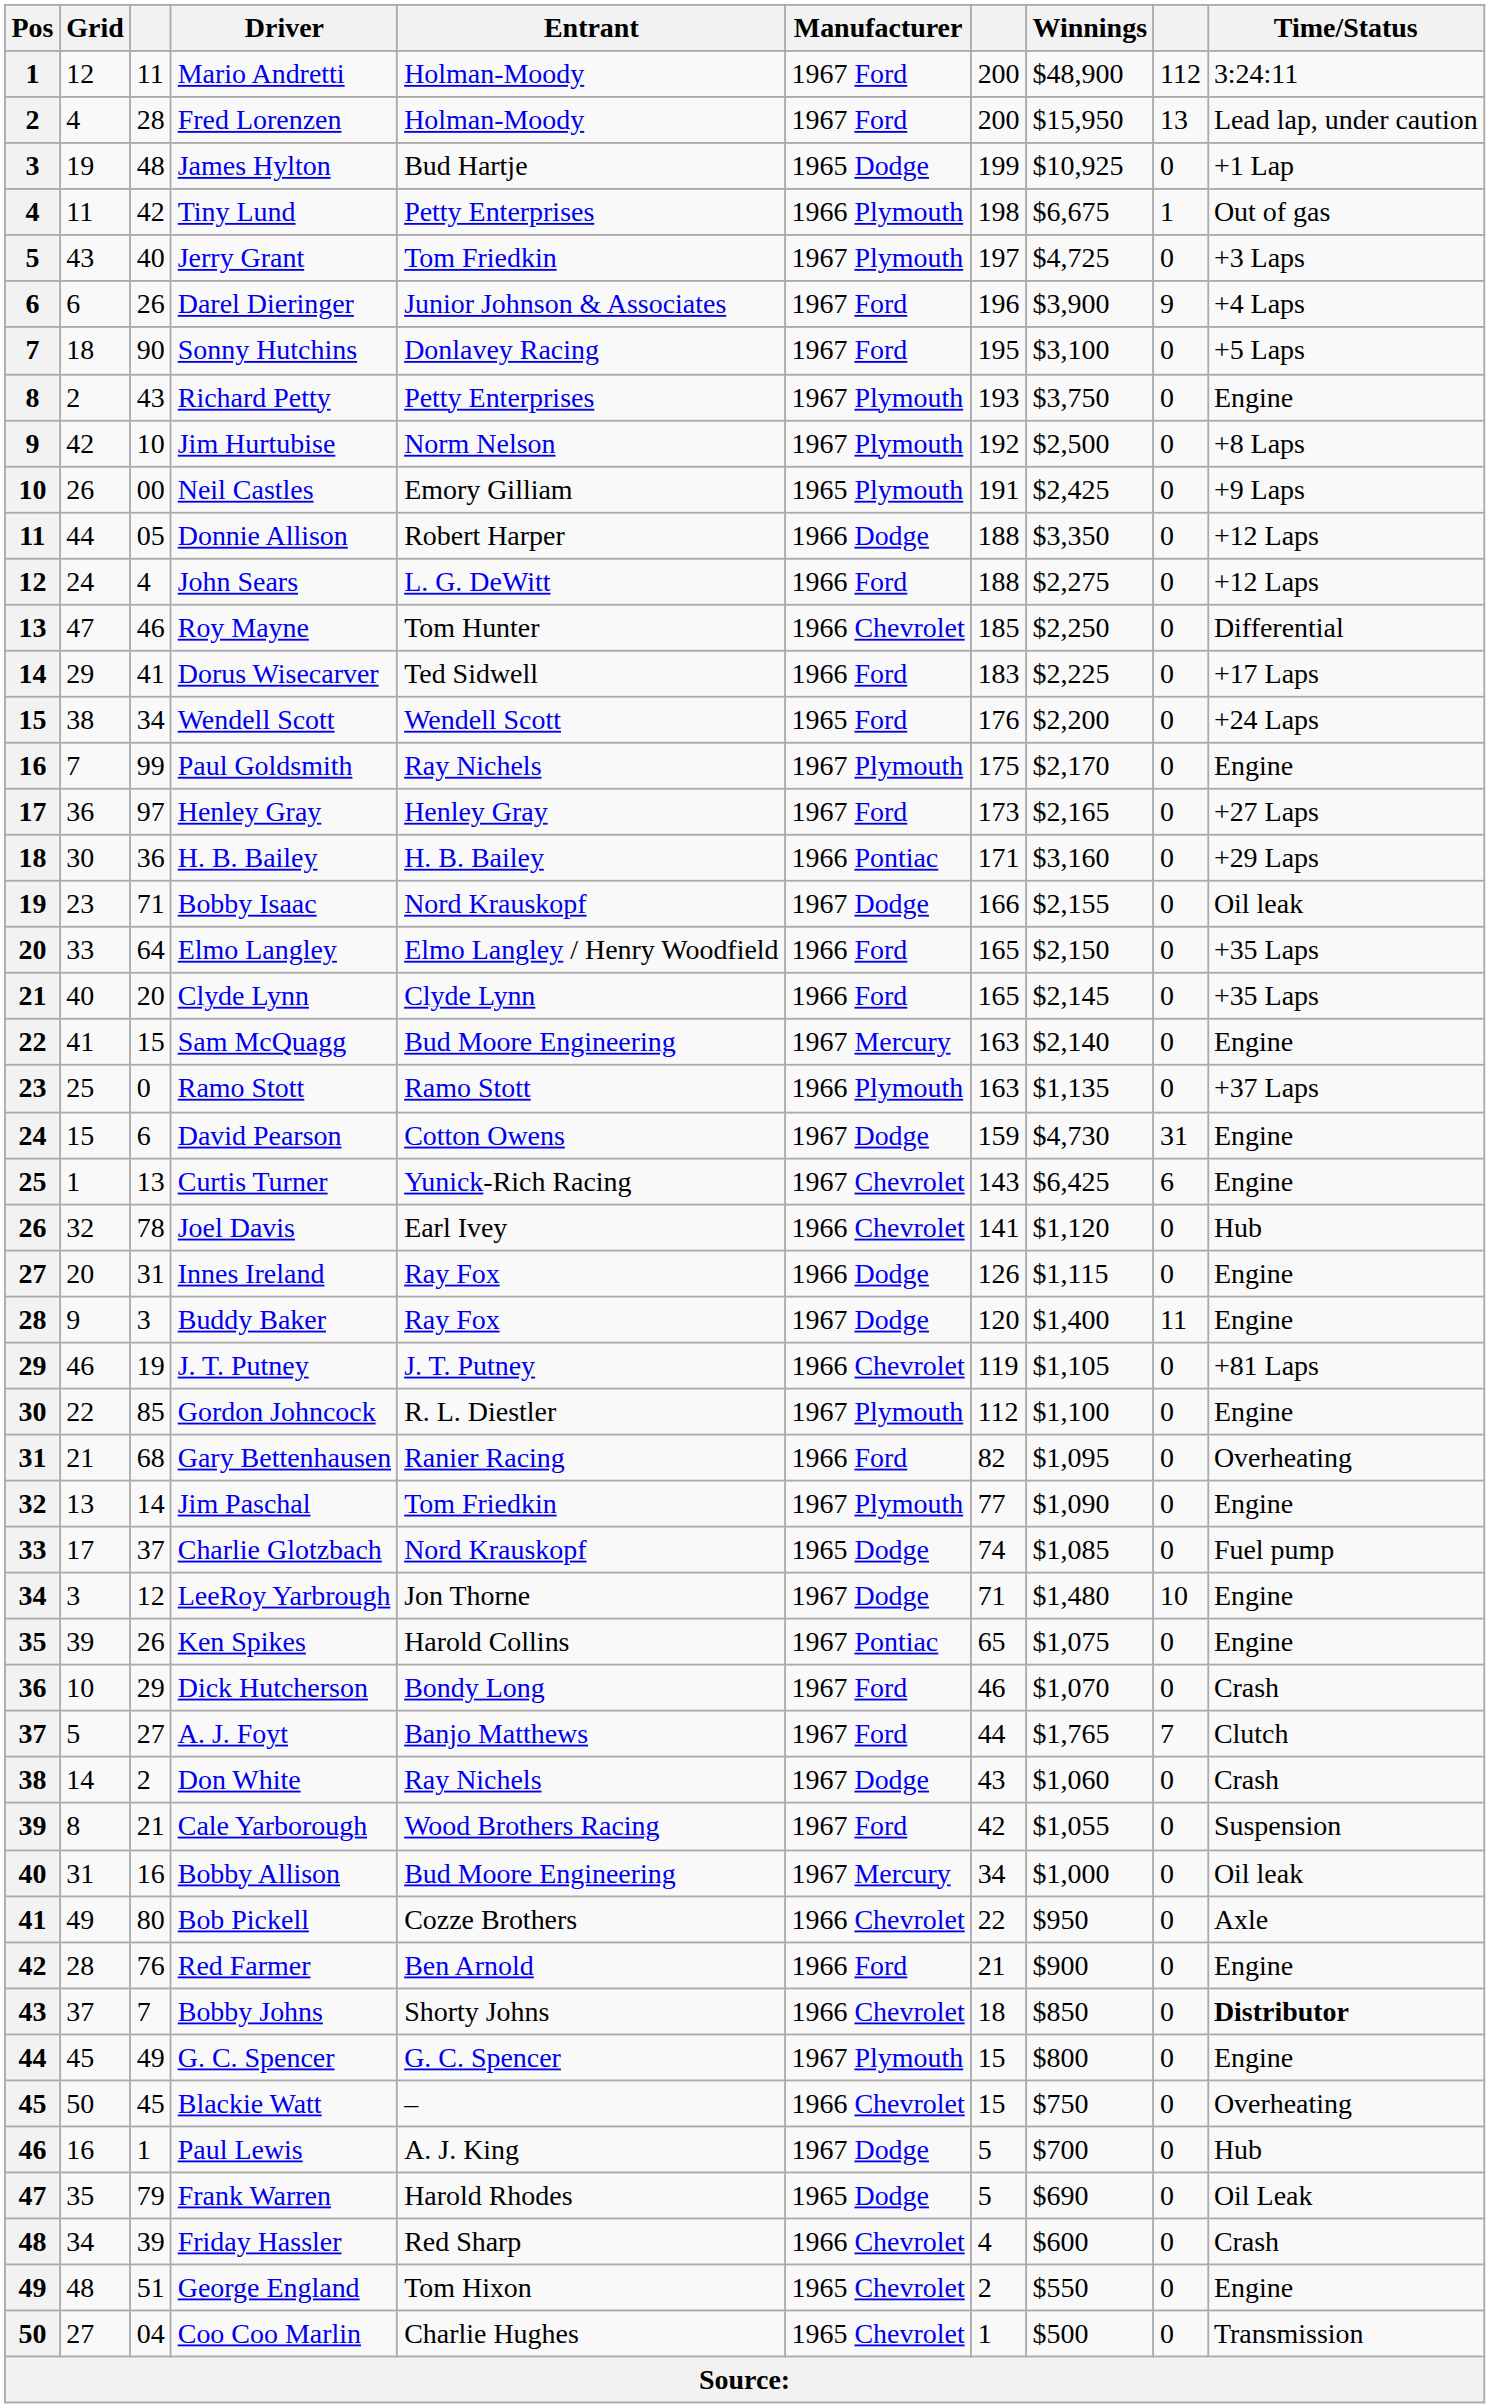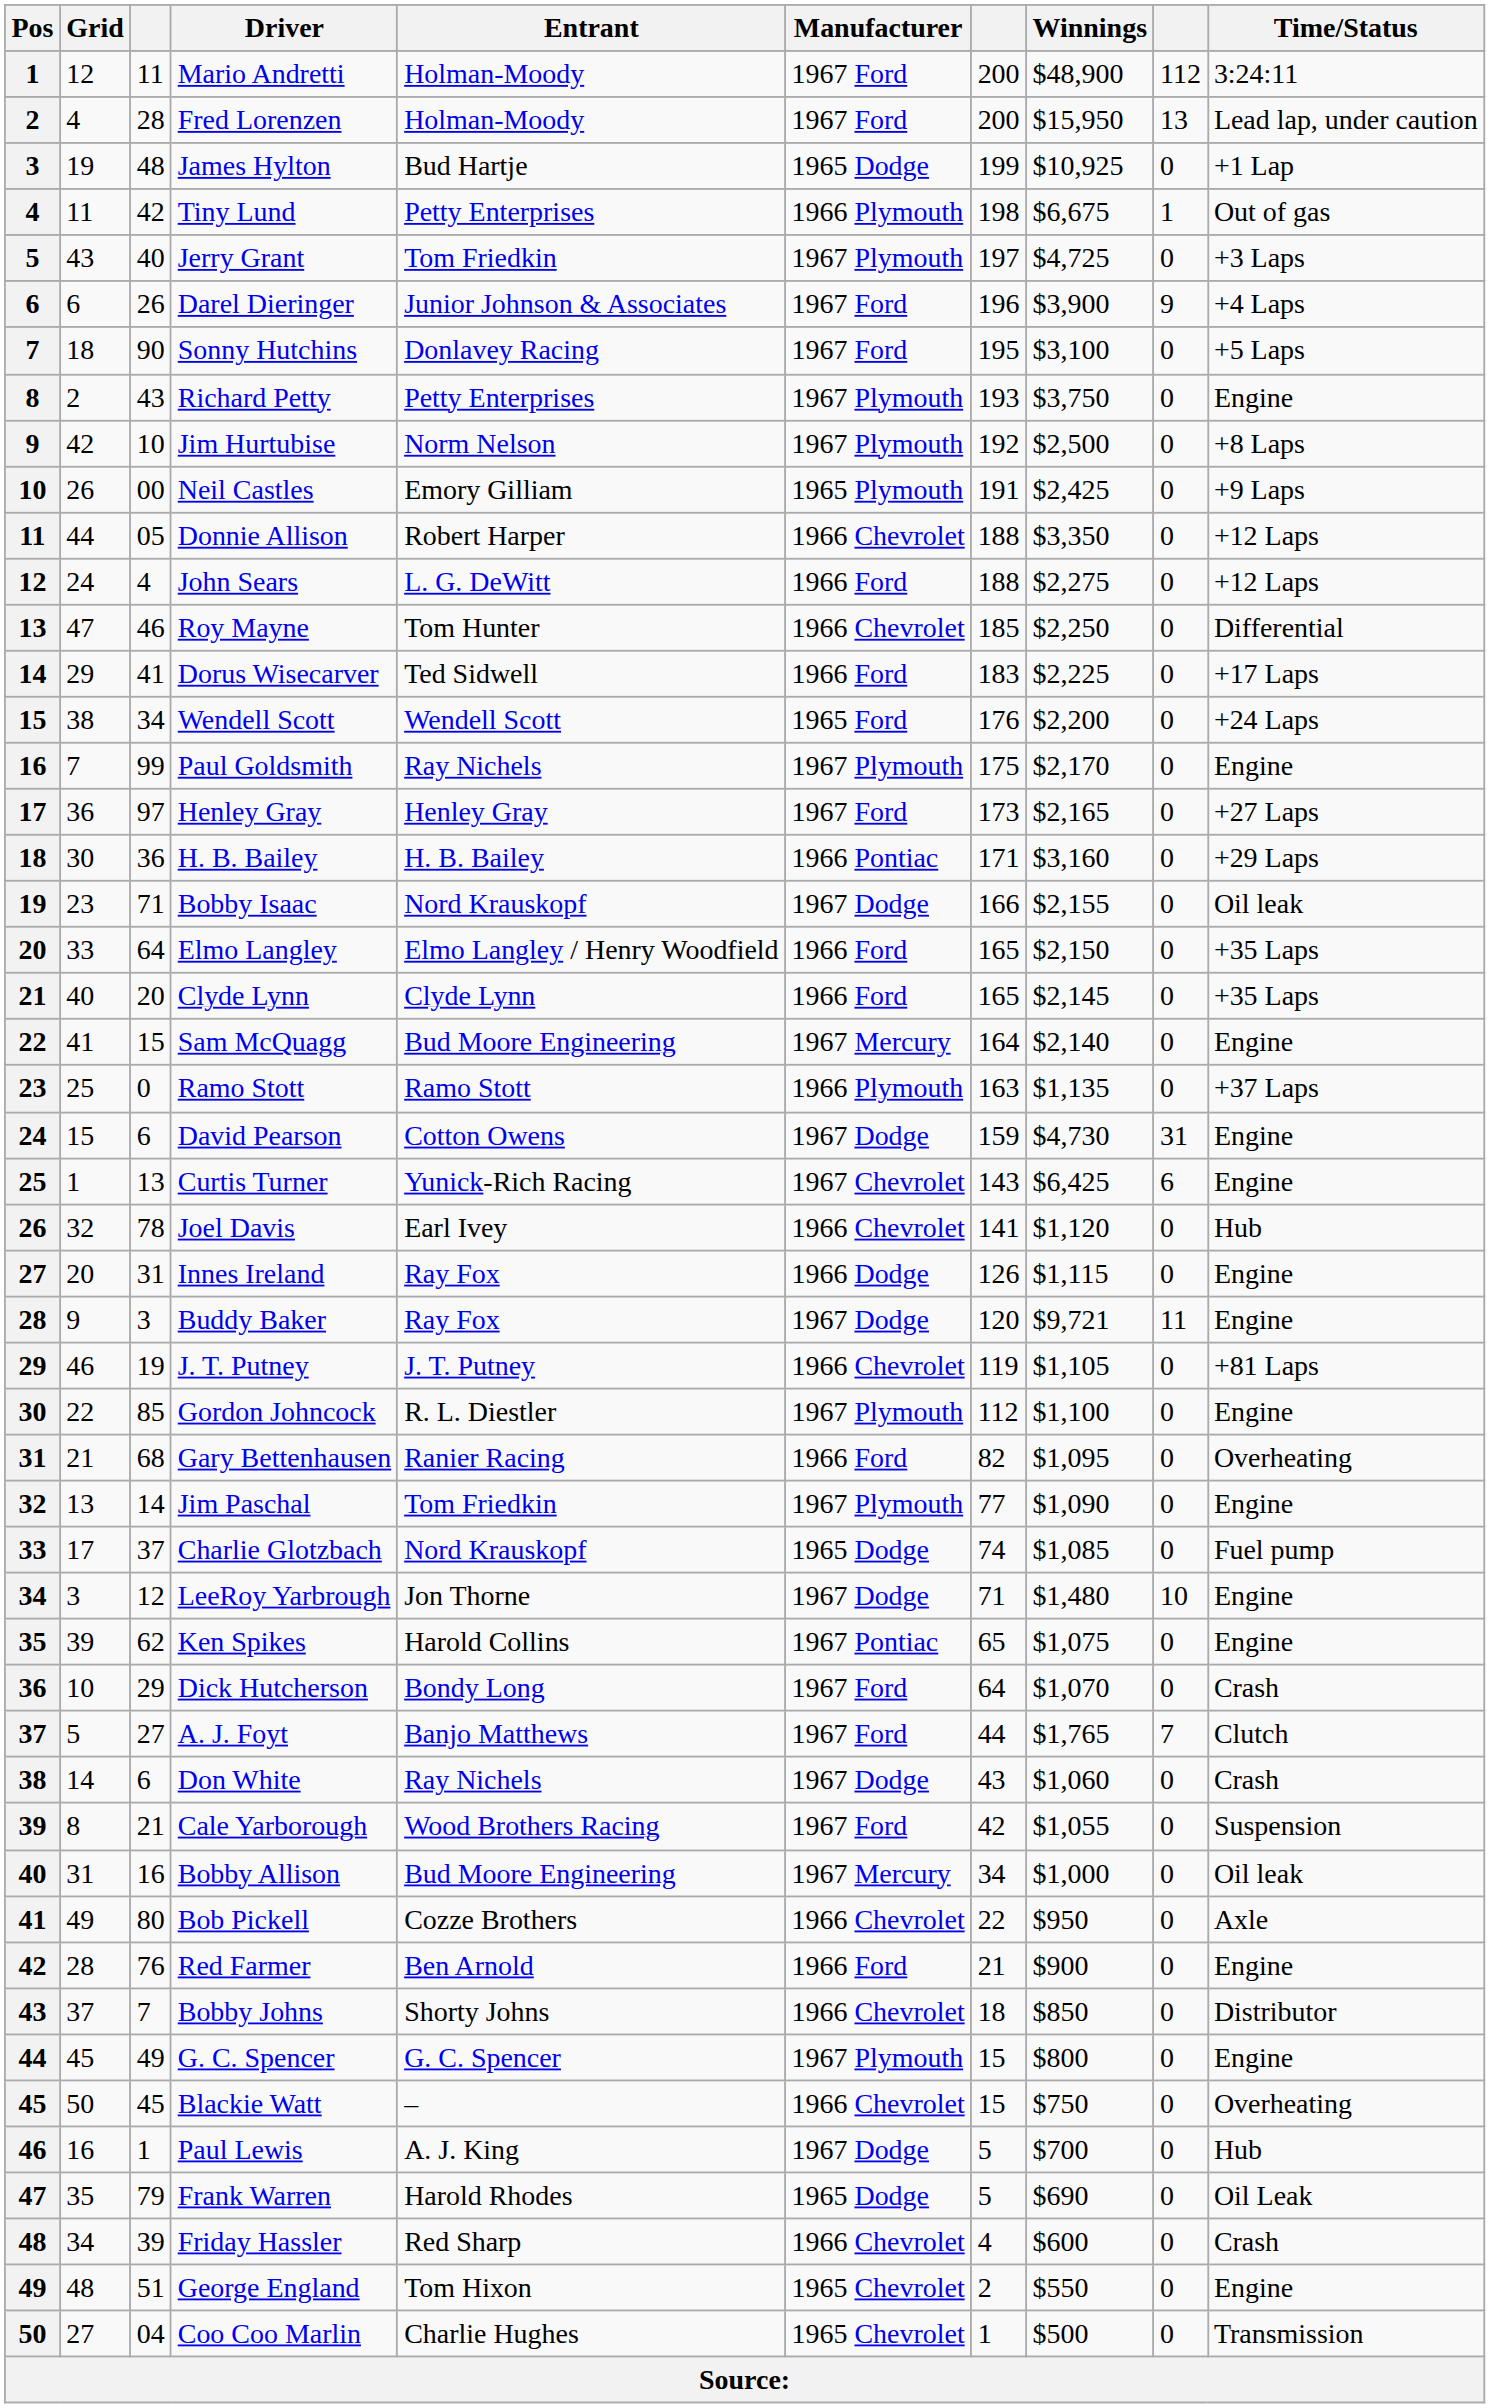(860, 535) 1966 Dodge -> (878, 535) 1966 Chevrolet
(999, 1042) 163 -> (999, 1042) 164
(1071, 1318) $1,400 -> (1071, 1318) $9,721
(151, 1641) 26 -> (151, 1641) 62
(992, 1687) 46 -> (992, 1687) 64
(144, 1780) 2 -> (144, 1780) 6
(1281, 2010) bold -> (1275, 2010) normal
